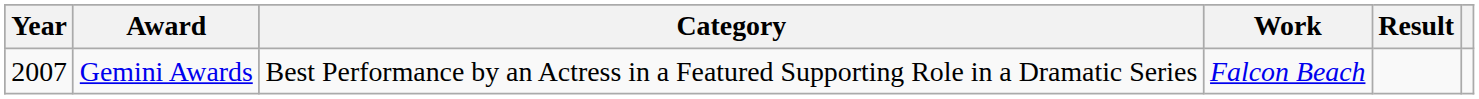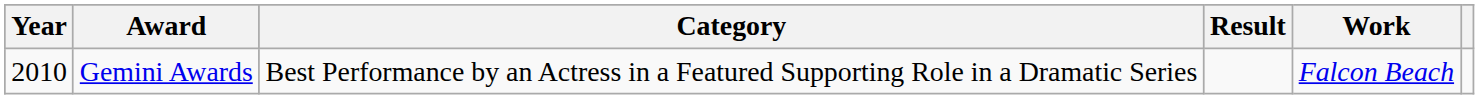columns swapped: (1288, 26) <-> (1416, 26)
(39, 70) 2007 -> (39, 70) 2010
